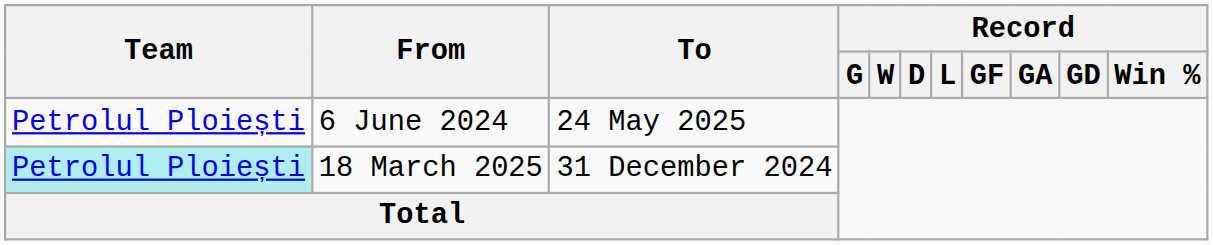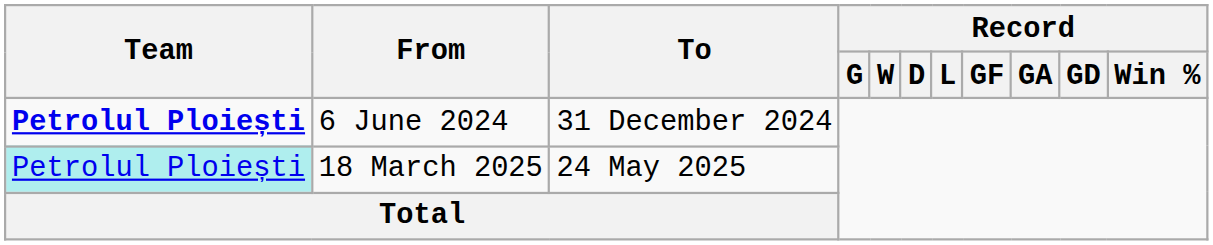(158, 122) normal -> (158, 122) bold
(651, 122) 24 May 2025 -> (694, 122) 31 December 2024
(694, 169) 31 December 2024 -> (651, 169) 24 May 2025
